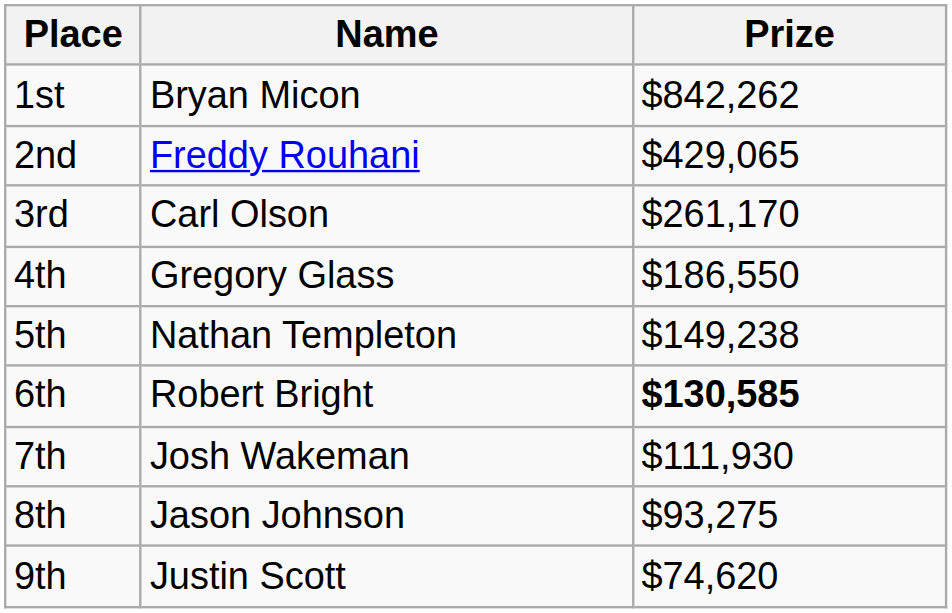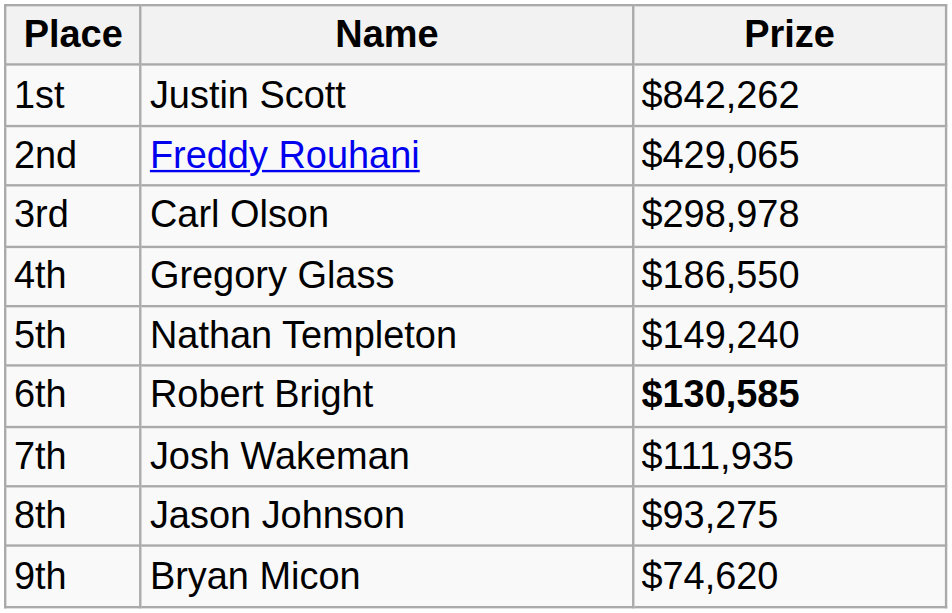(255, 94) Bryan Micon -> (248, 94) Justin Scott
(720, 214) $261,170 -> (720, 214) $298,978
(720, 335) $149,238 -> (720, 335) $149,240
(718, 455) $111,930 -> (718, 455) $111,935
(248, 575) Justin Scott -> (255, 575) Bryan Micon
